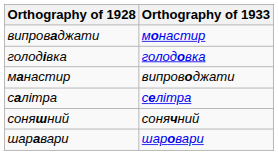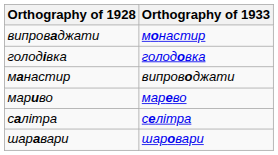+ row: (30, 98)
- row: (38, 118)
